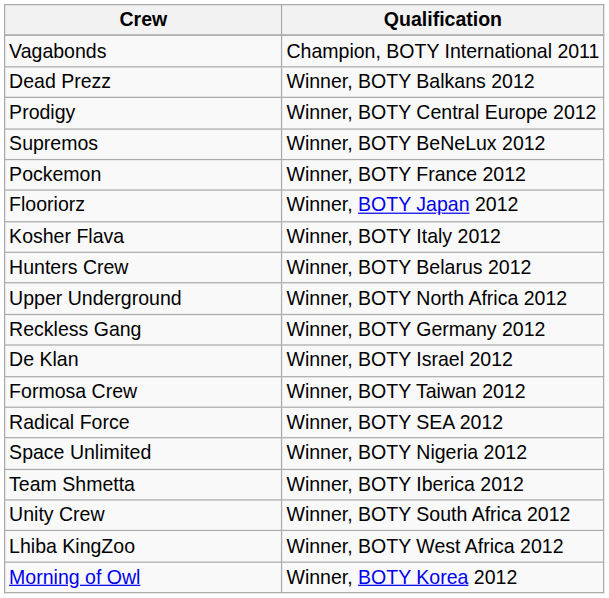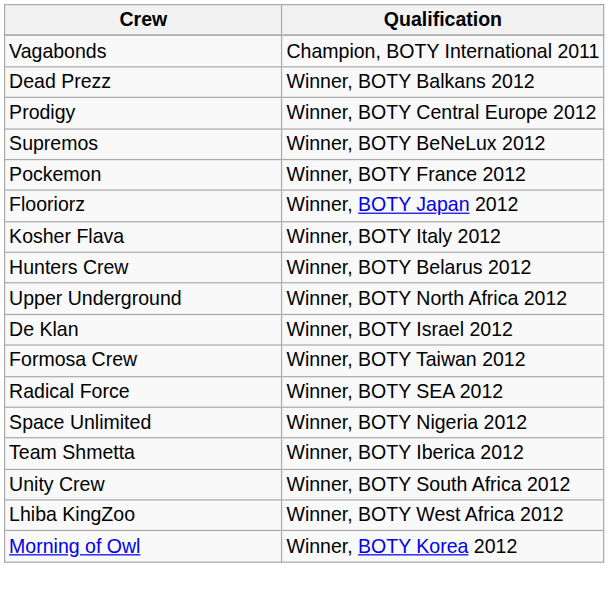- row: (75, 329)
